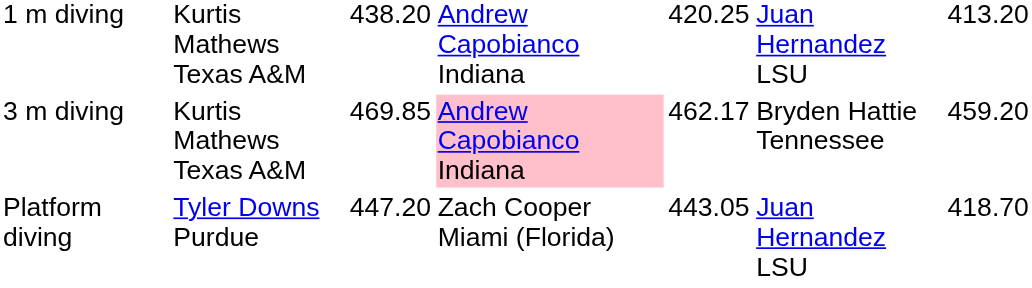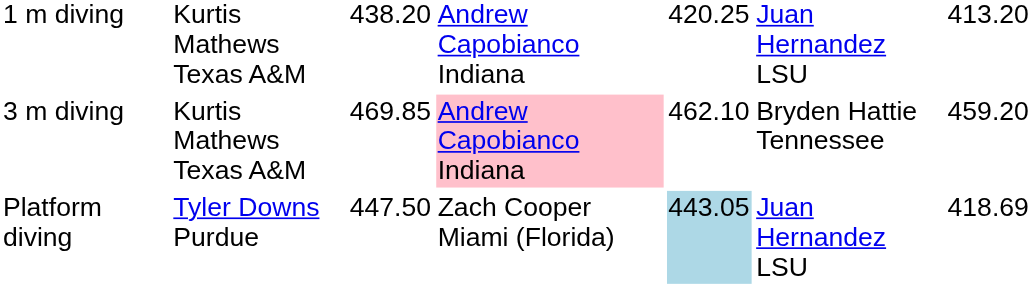(709, 110) 462.17 -> (709, 110) 462.10
(390, 207) 447.20 -> (390, 207) 447.50
(709, 207) no background -> (709, 207) lightblue background
(988, 207) 418.70 -> (988, 207) 418.69
